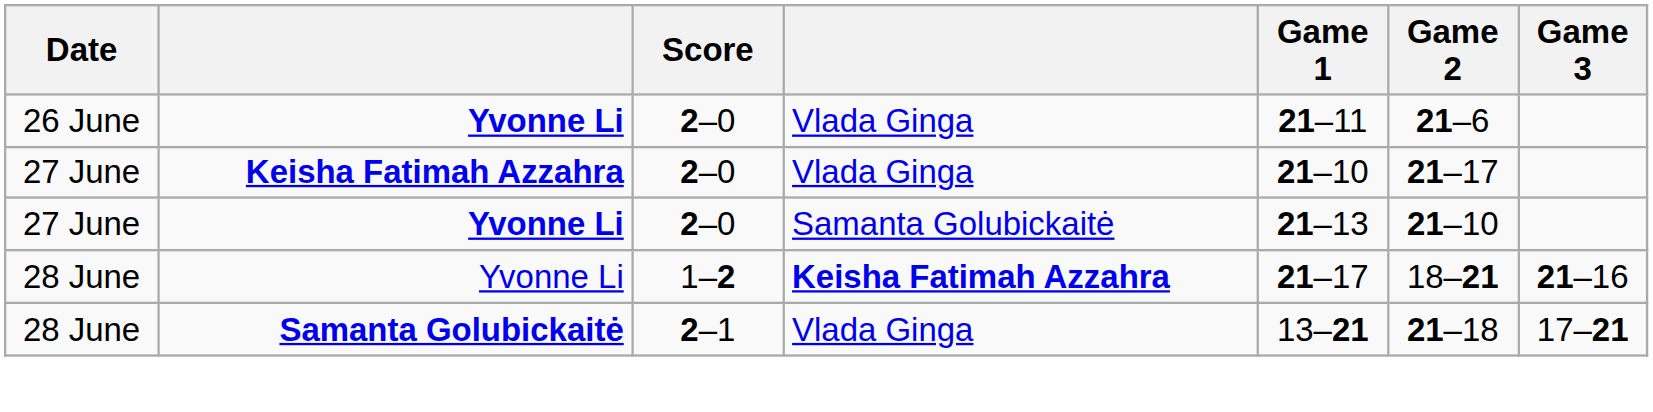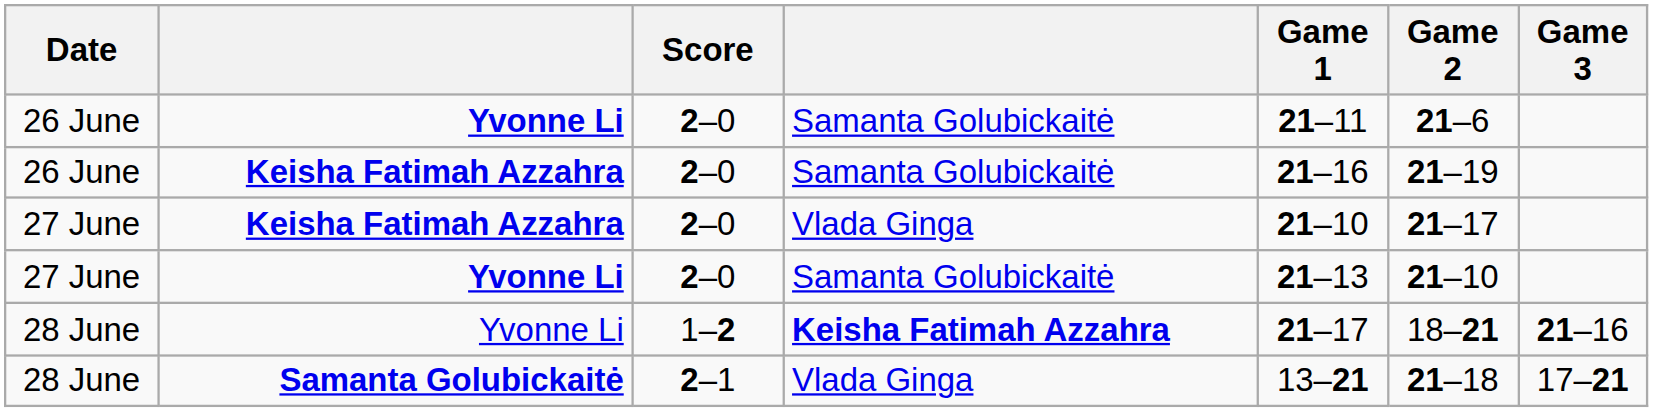(883, 120) Vlada Ginga -> (953, 120) Samanta Golubickaitė
+ row: (82, 172)
